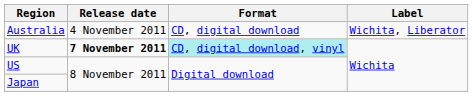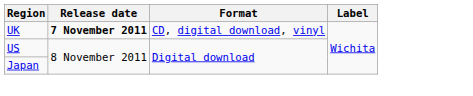- row: (36, 30)
(258, 48) paleturquoise background -> (239, 30) no background
